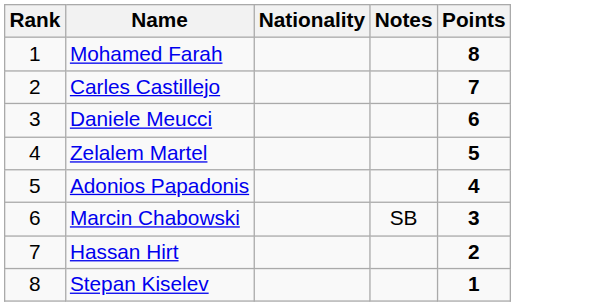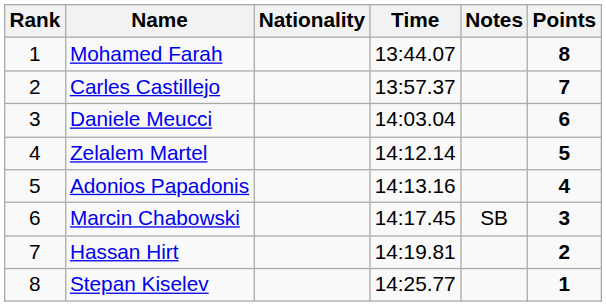+ column: (415, 20)
